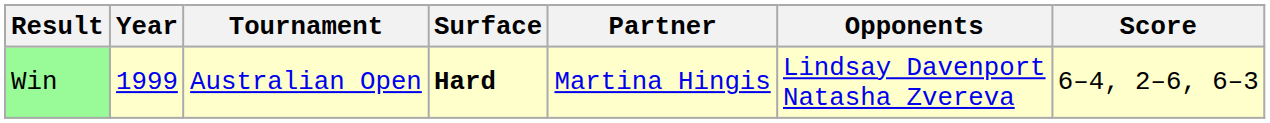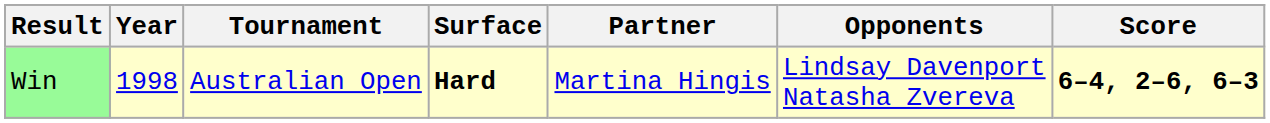(147, 83) 1999 -> (147, 83) 1998
(1158, 83) normal -> (1158, 83) bold
